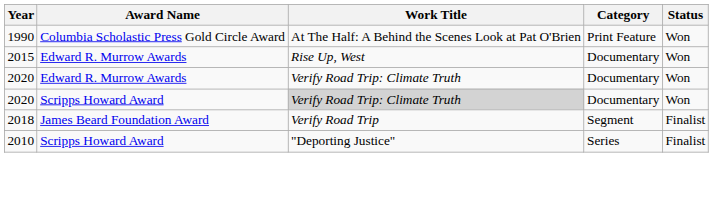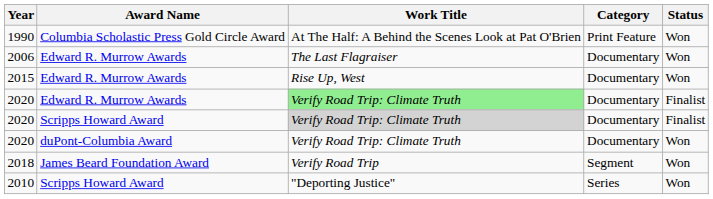+ row: (21, 57)
(376, 78) no background -> (376, 99) lightgreen background
(678, 78) Won -> (685, 99) Finalist
(678, 99) Won -> (685, 120) Finalist
+ row: (21, 141)
(685, 120) Finalist -> (678, 162) Won
(685, 141) Finalist -> (678, 183) Won
